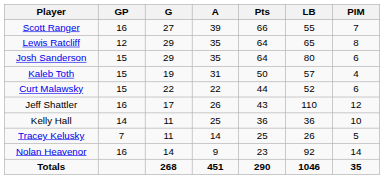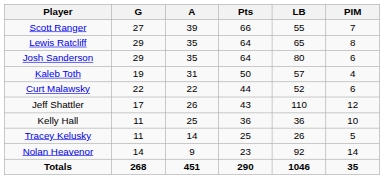- column: (122, 12)
